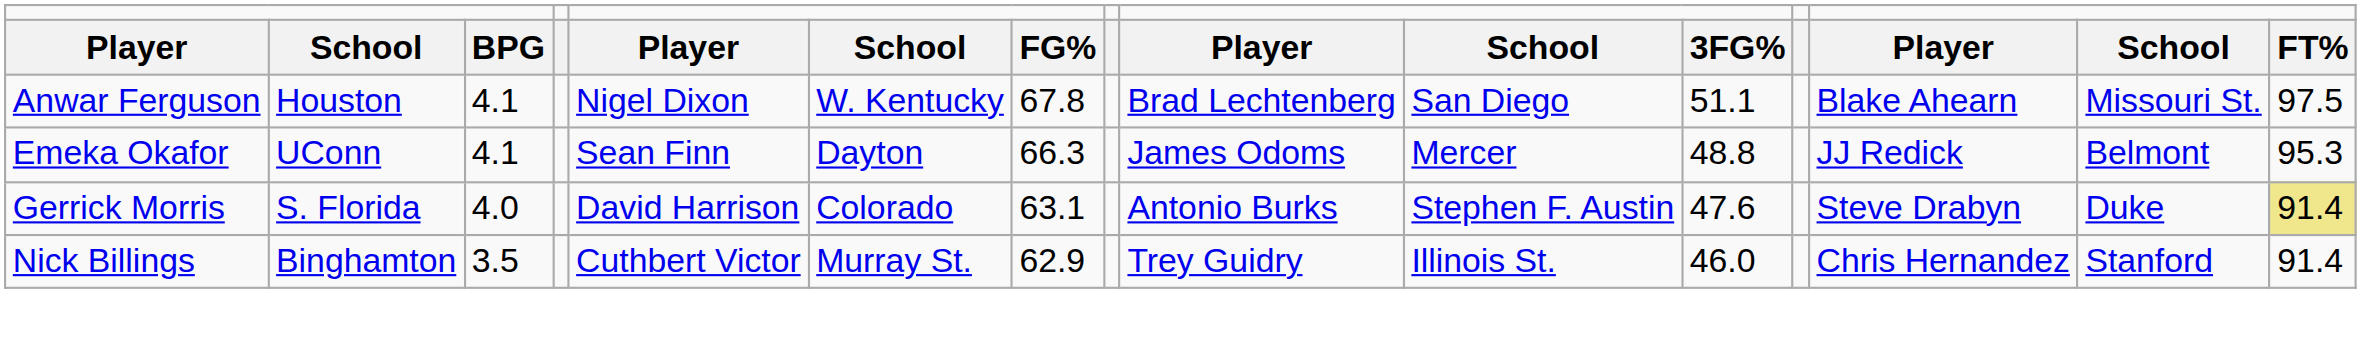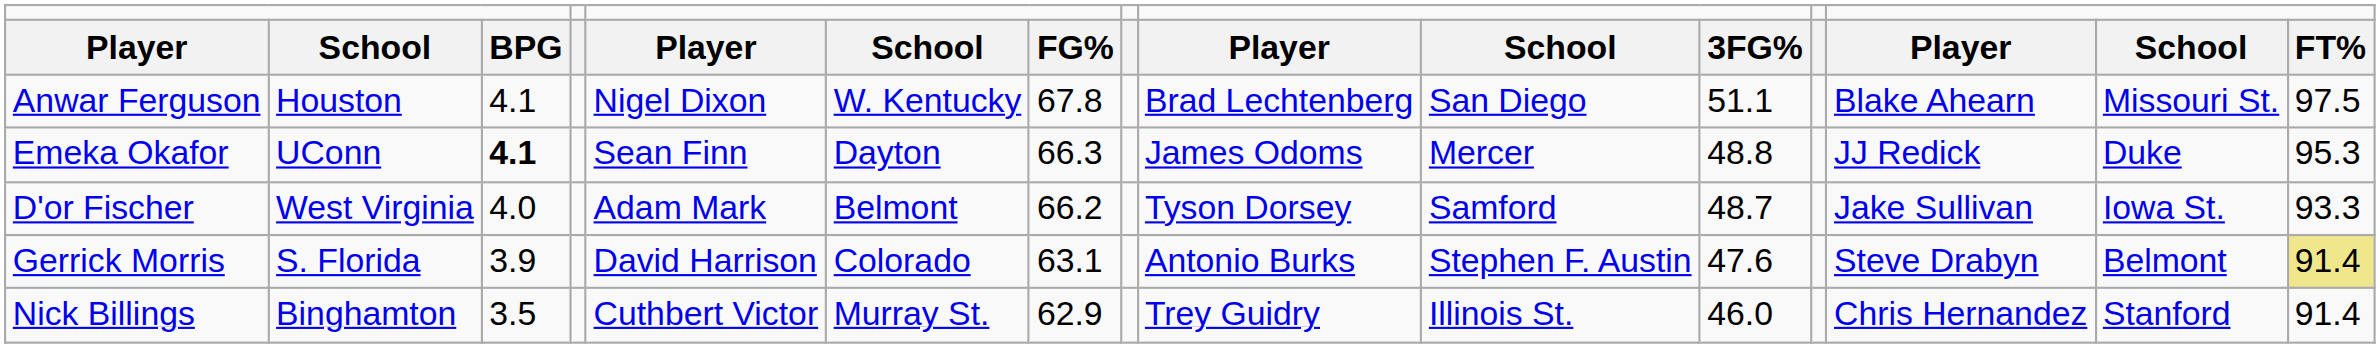(495, 153) normal -> (513, 153) bold
(2147, 153) Belmont -> (2142, 153) Duke
+ row: (103, 207)
(495, 207) 4.0 -> (513, 260) 3.9
(2125, 207) Duke -> (2165, 260) Belmont
